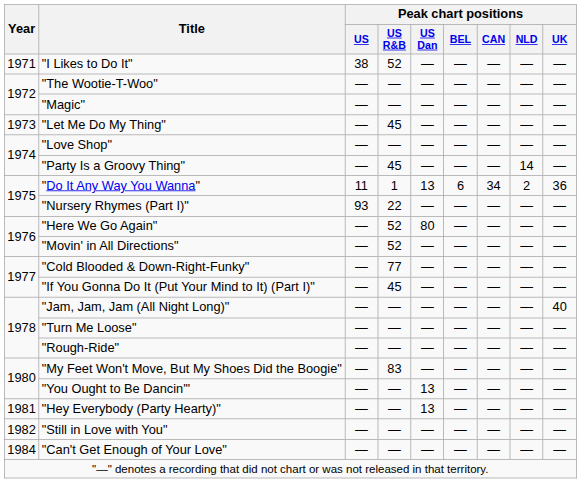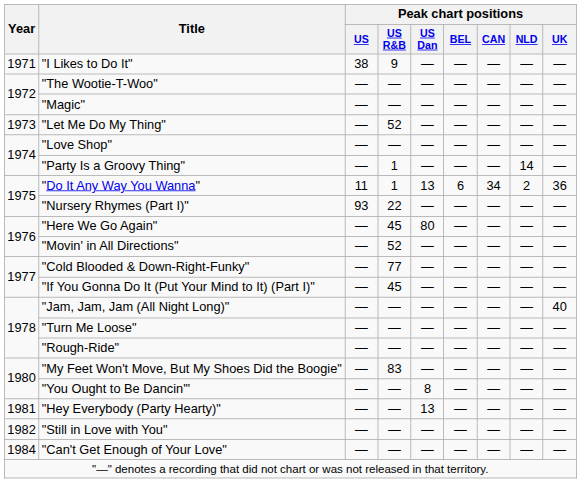(394, 64) 52 -> (394, 64) 9
(394, 124) 45 -> (394, 124) 52
(394, 165) 45 -> (394, 165) 1
(394, 226) 52 -> (394, 226) 45
(427, 388) 13 -> (427, 388) 8
